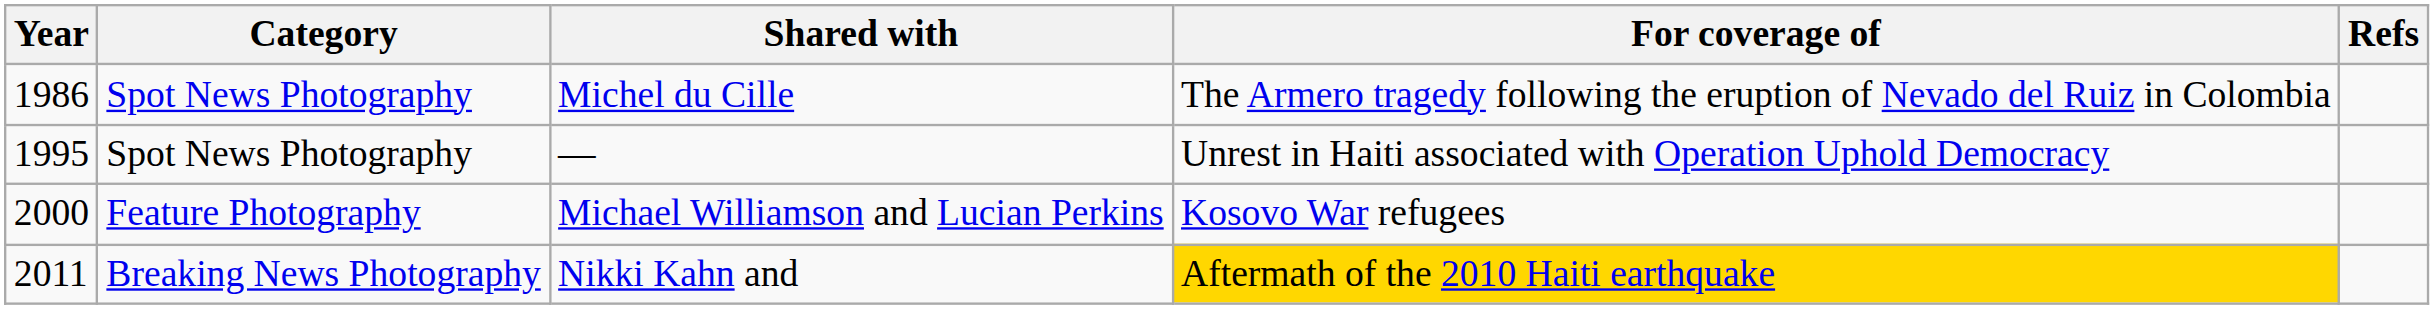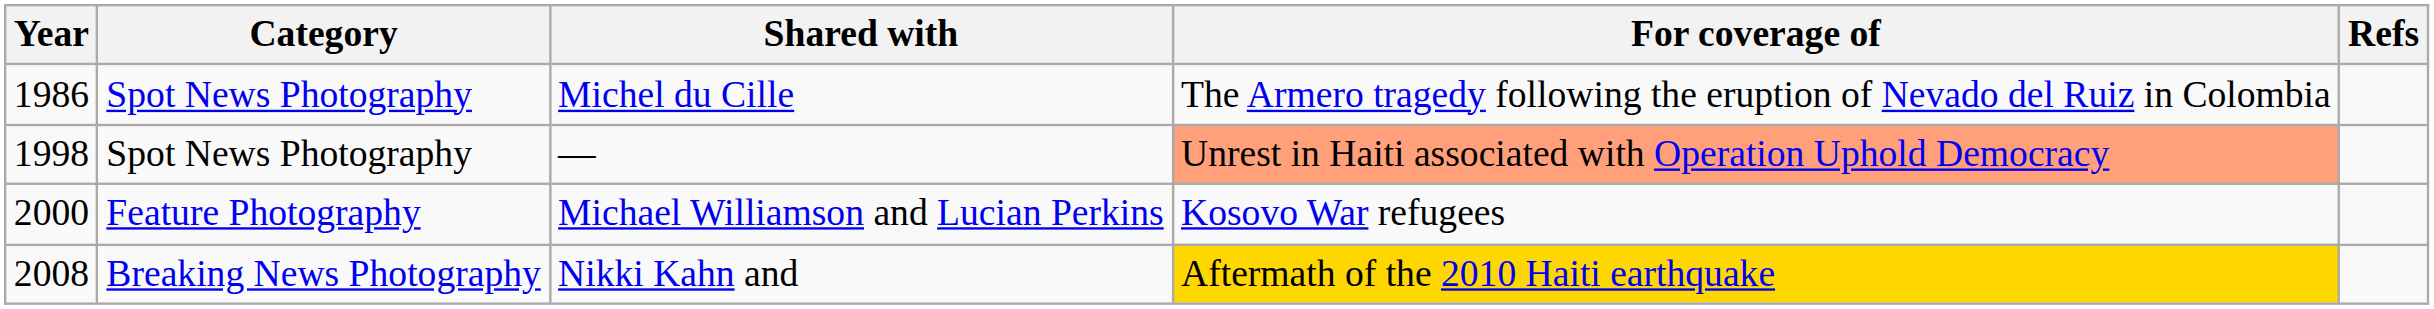(51, 153) 1995 -> (51, 153) 1998
(1645, 153) no background -> (1645, 153) lightsalmon background
(51, 272) 2011 -> (51, 272) 2008
